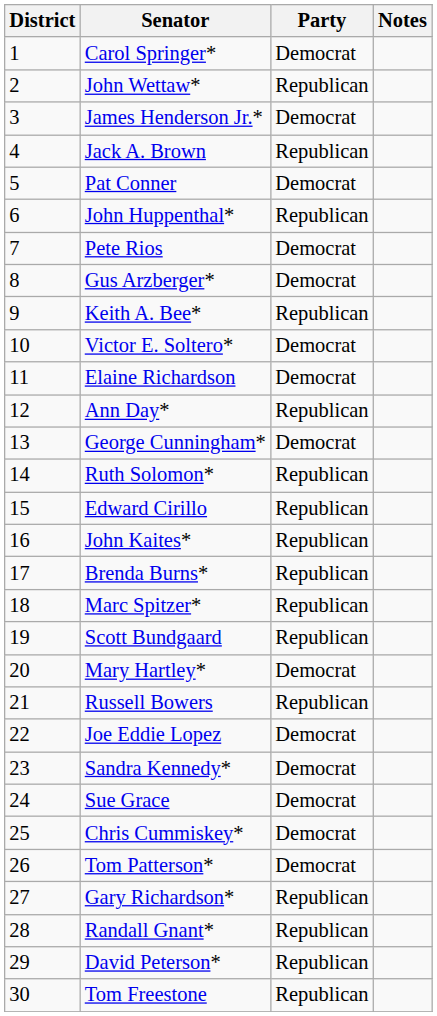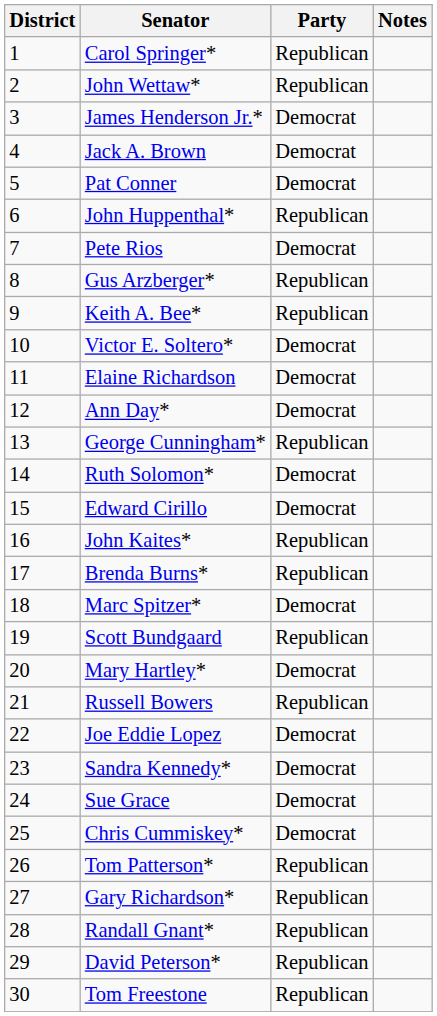(316, 53) Democrat -> (322, 53) Republican
(322, 150) Republican -> (316, 150) Democrat
(316, 280) Democrat -> (322, 280) Republican
(322, 410) Republican -> (316, 410) Democrat
(316, 442) Democrat -> (322, 442) Republican
(322, 475) Republican -> (316, 475) Democrat
(322, 507) Republican -> (316, 507) Democrat
(322, 605) Republican -> (316, 605) Democrat
(316, 865) Democrat -> (322, 865) Republican
